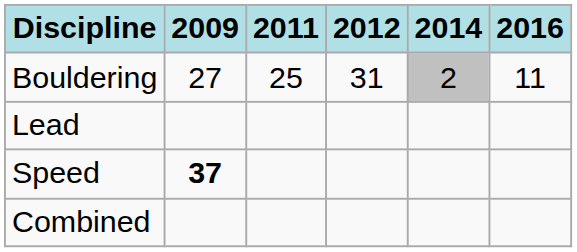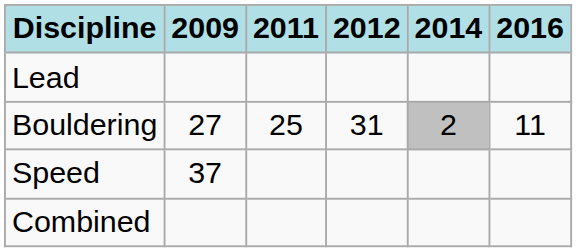rows swapped: (46, 125) <-> (85, 76)
(205, 173) bold -> (205, 173) normal
